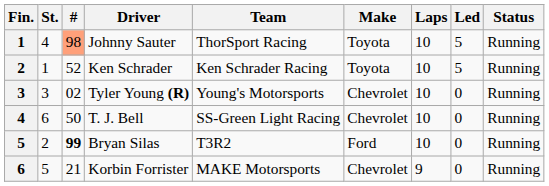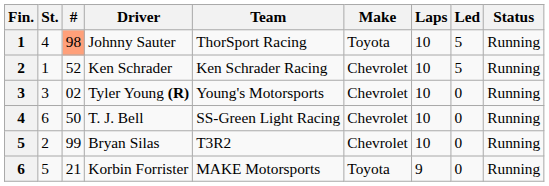(369, 67) Toyota -> (378, 67) Chevrolet
(74, 143) bold -> (74, 143) normal
(362, 143) Ford -> (378, 143) Chevrolet
(378, 169) Chevrolet -> (369, 169) Toyota
